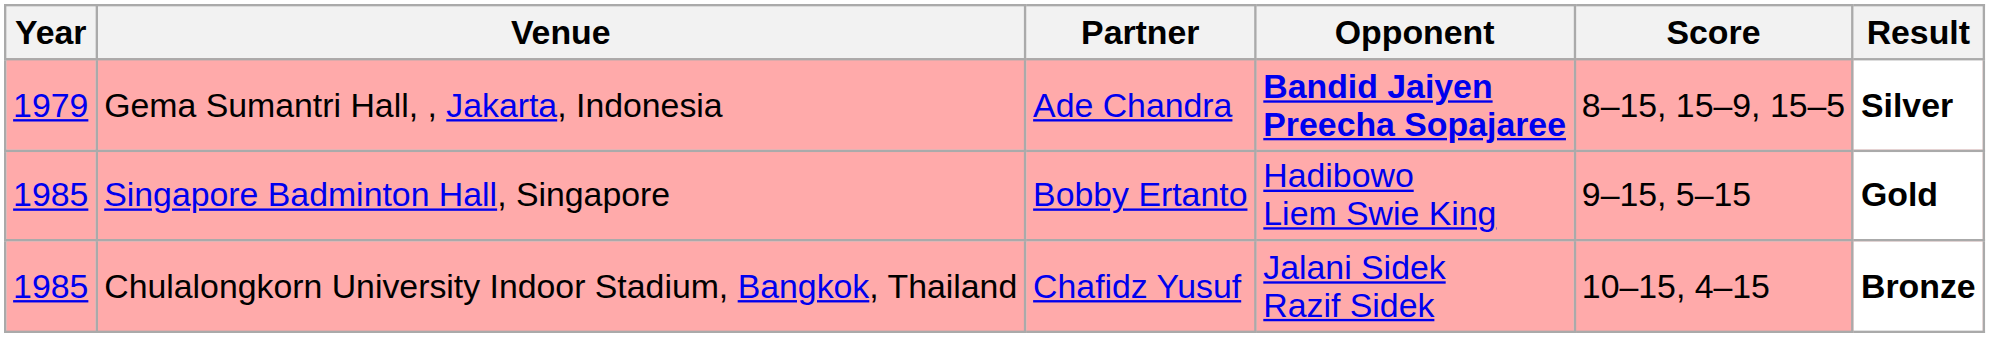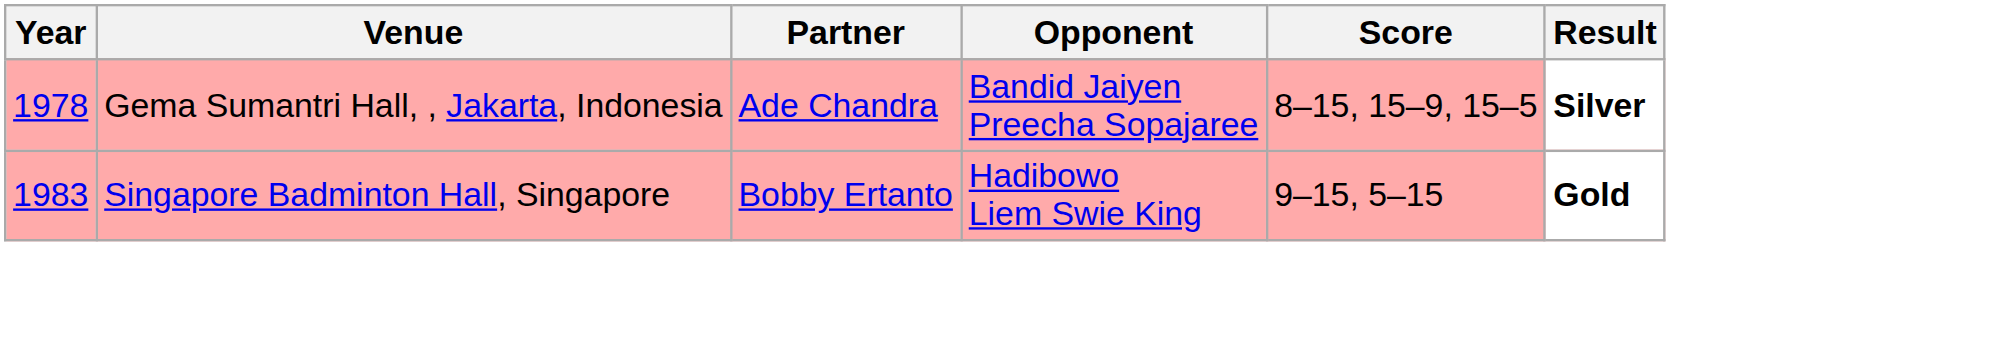(51, 105) 1979 -> (51, 105) 1978
(1415, 105) bold -> (1114, 105) normal
(51, 196) 1985 -> (51, 196) 1983
- row: (561, 287)
